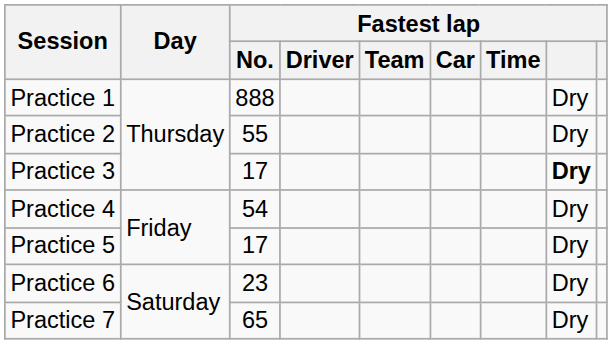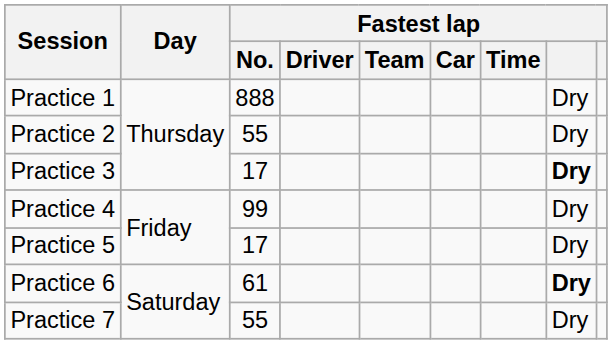(255, 208) 54 -> (255, 208) 99
(255, 283) 23 -> (255, 283) 61
(570, 283) normal -> (571, 283) bold
(255, 320) 65 -> (255, 320) 55
